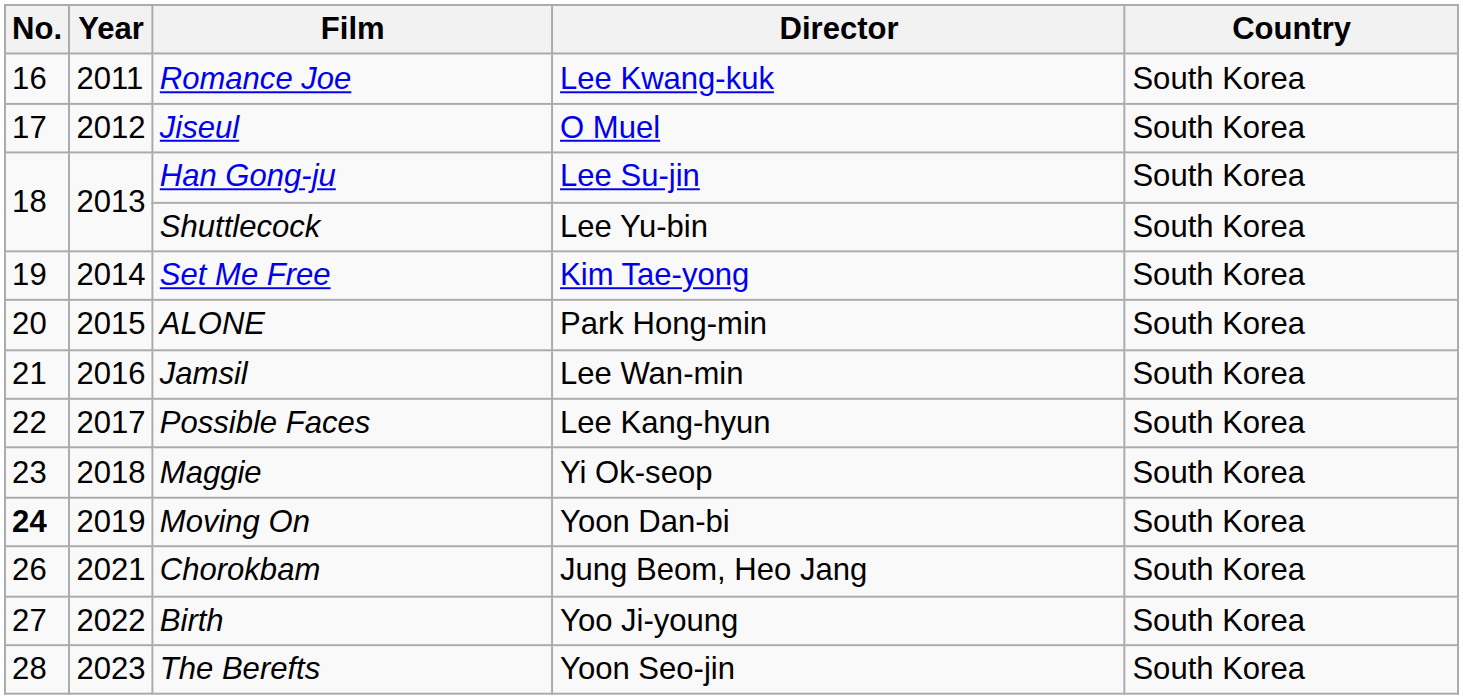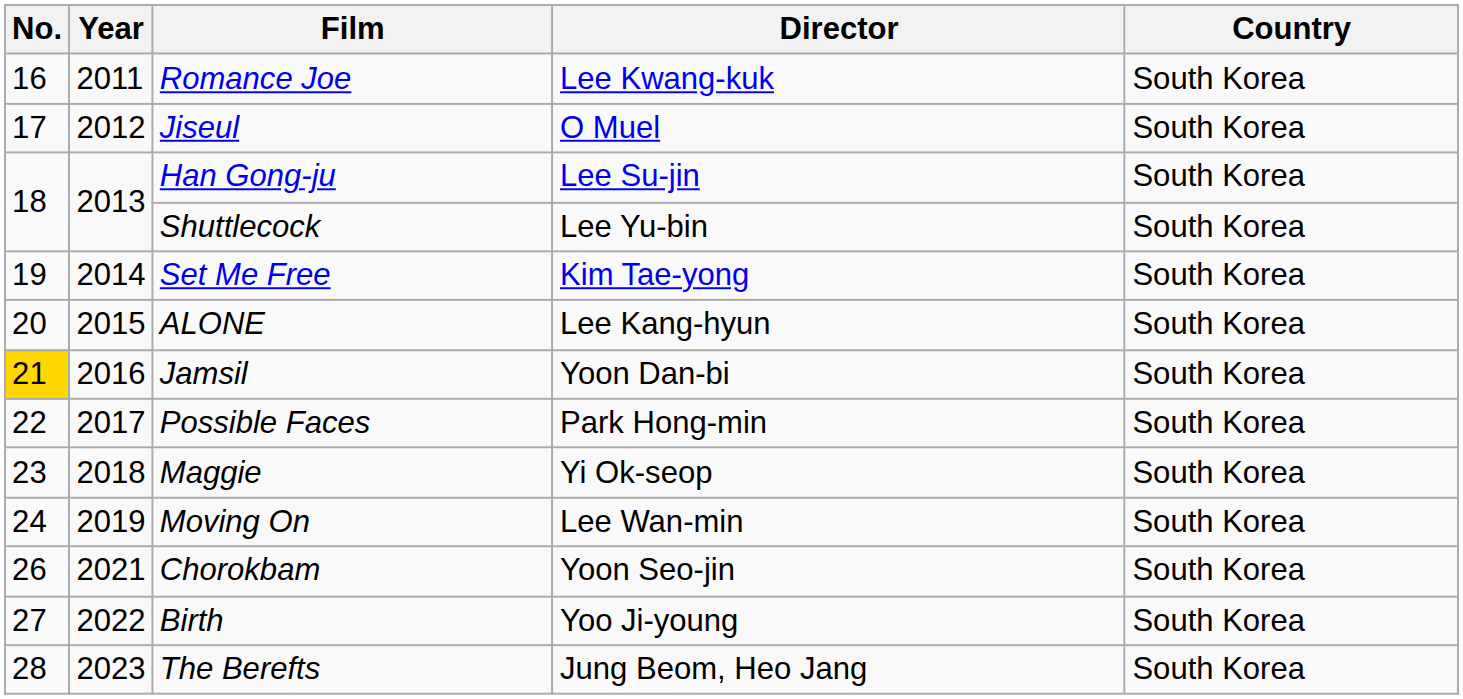(664, 324) Park Hong-min -> (665, 324) Lee Kang-hyun
(29, 373) no background -> (29, 373) gold background
(652, 373) Lee Wan-min -> (645, 373) Yoon Dan-bi
(665, 422) Lee Kang-hyun -> (664, 422) Park Hong-min
(29, 521) bold -> (29, 521) normal
(645, 521) Yoon Dan-bi -> (652, 521) Lee Wan-min
(714, 570) Jung Beom, Heo Jang -> (648, 570) Yoon Seo-jin
(648, 669) Yoon Seo-jin -> (714, 669) Jung Beom, Heo Jang
